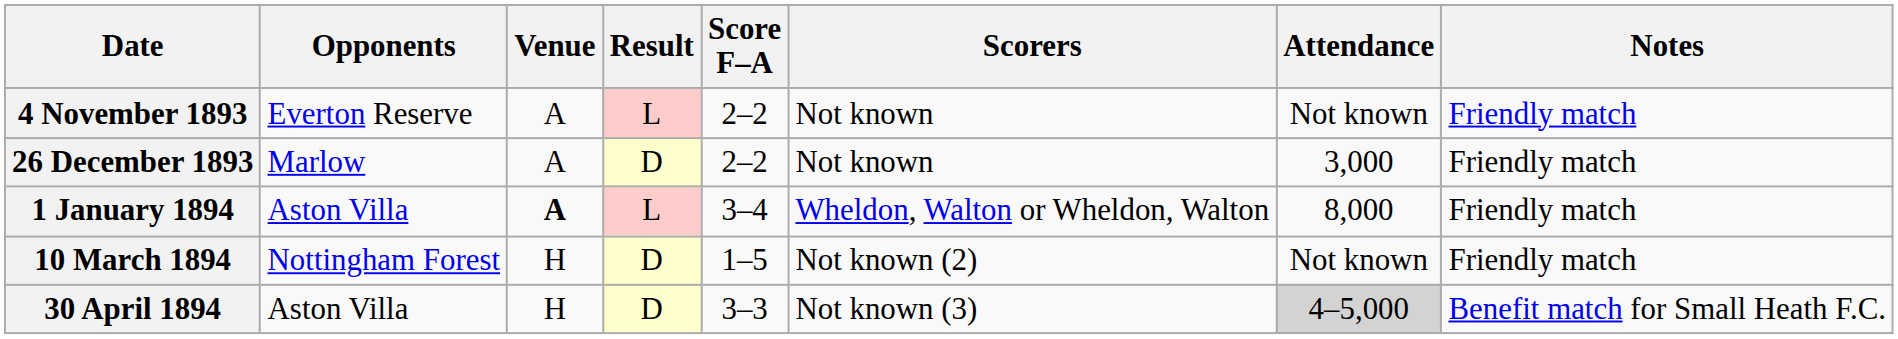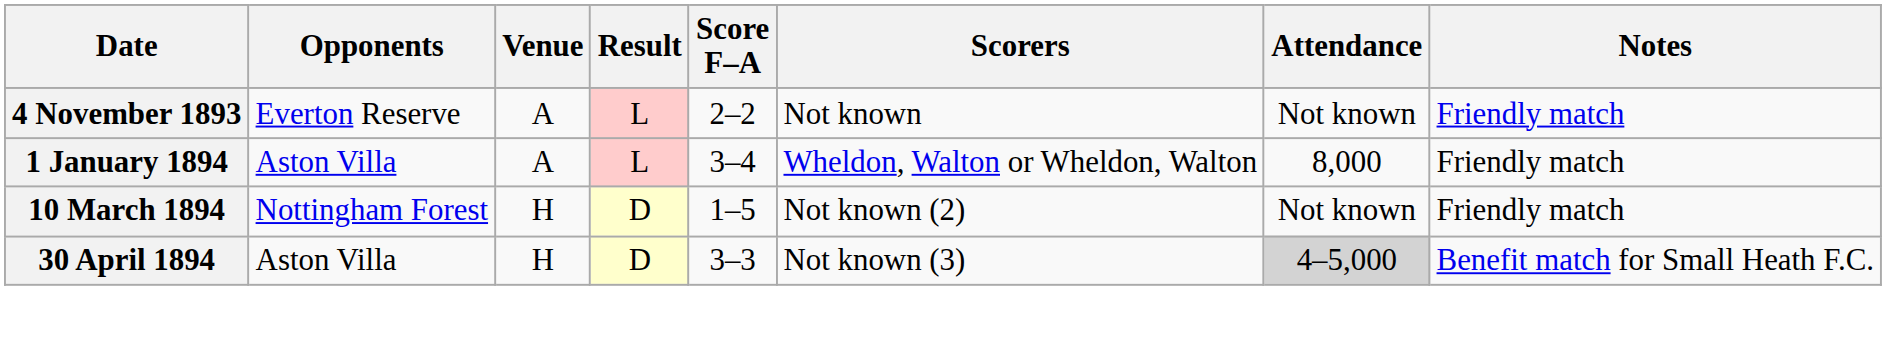- row: (133, 161)
(555, 210) bold -> (543, 161) normal
